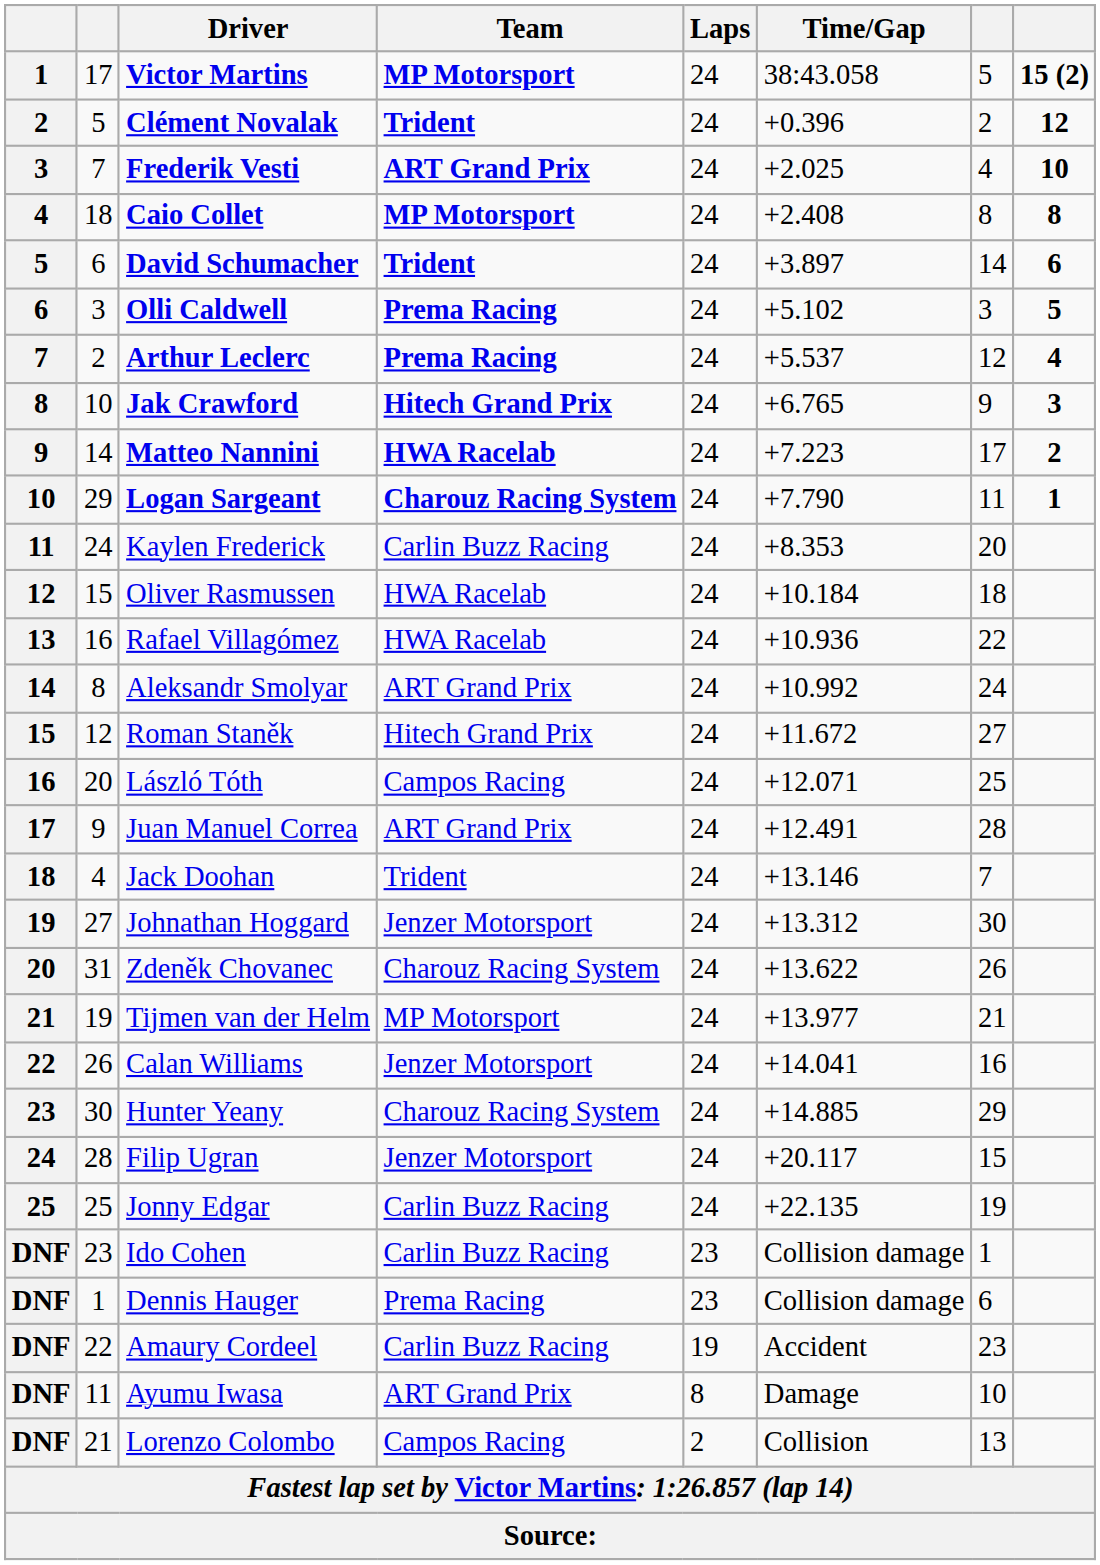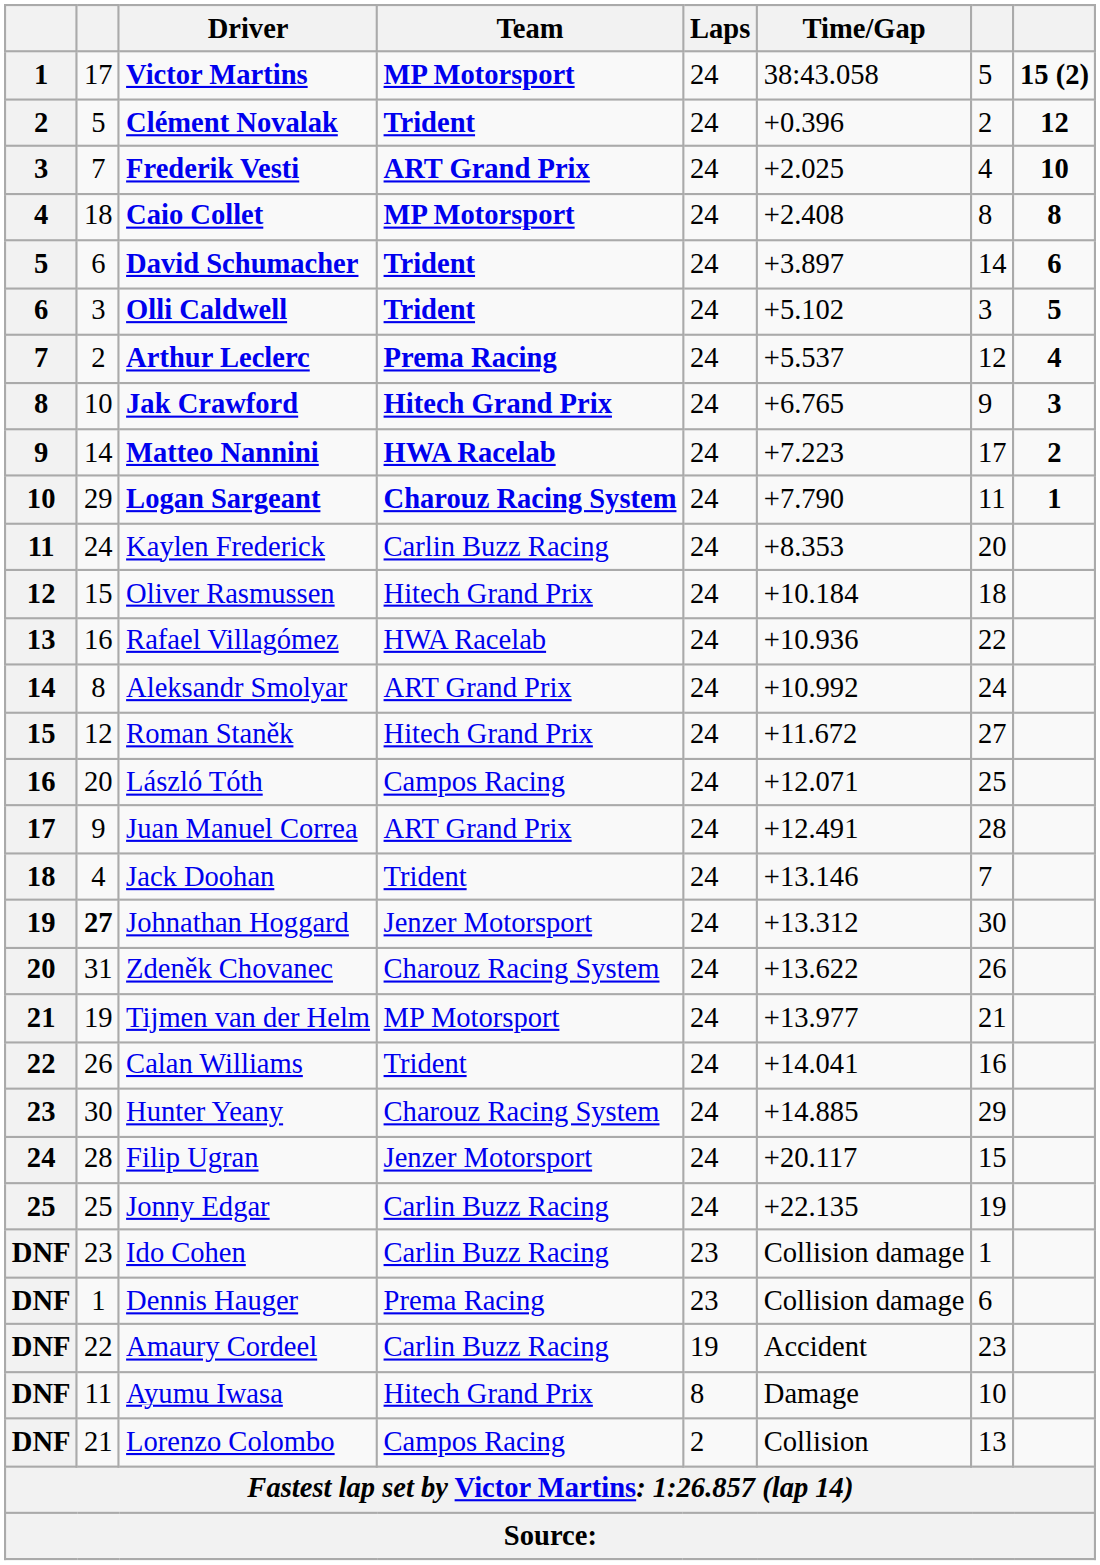(470, 310) Prema Racing -> (429, 310) Trident
(465, 593) HWA Racelab -> (488, 593) Hitech Grand Prix
(98, 922) normal -> (98, 922) bold
(488, 1064) Jenzer Motorsport -> (425, 1064) Trident
(478, 1394) ART Grand Prix -> (488, 1394) Hitech Grand Prix
